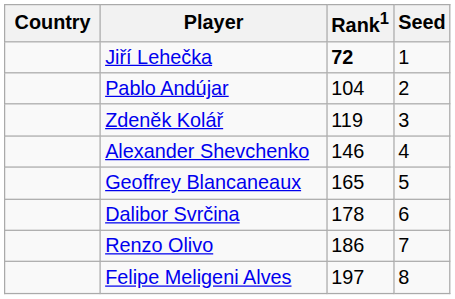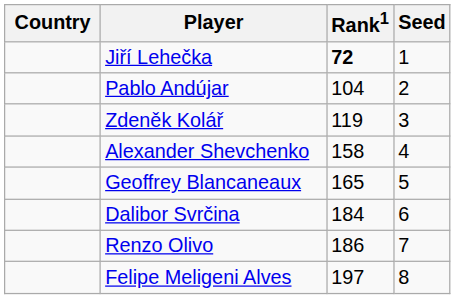(348, 151) 146 -> (348, 151) 158
(348, 214) 178 -> (348, 214) 184
